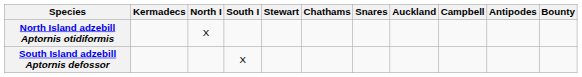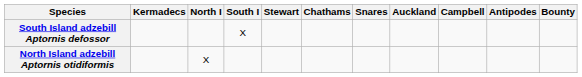rows swapped: (68, 33) <-> (68, 59)
